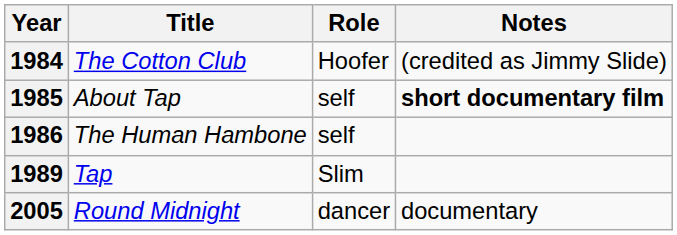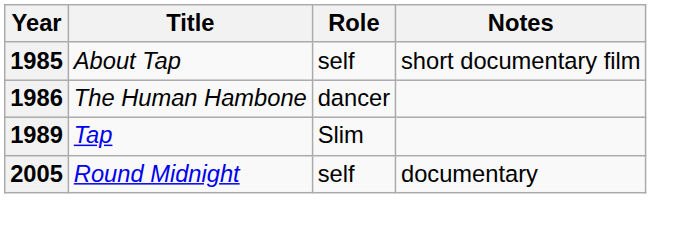- row: (37, 60)
(533, 98) bold -> (521, 60) normal
(336, 135) self -> (354, 98) dancer
(354, 211) dancer -> (336, 173) self
